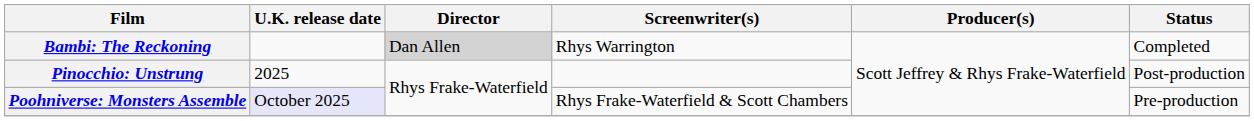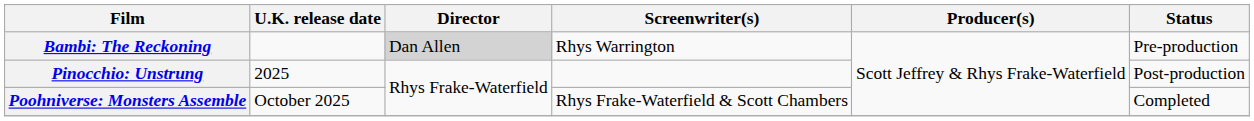(1172, 45) Completed -> (1186, 45) Pre-production
(302, 101) lavender background -> (302, 101) no background
(1186, 101) Pre-production -> (1172, 101) Completed
